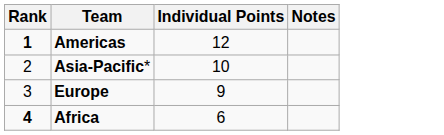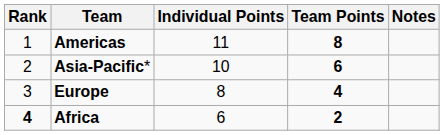+ column: (338, 17)
(28, 42) bold -> (28, 42) normal
(221, 42) 12 -> (221, 42) 11
(221, 92) 9 -> (221, 92) 8
